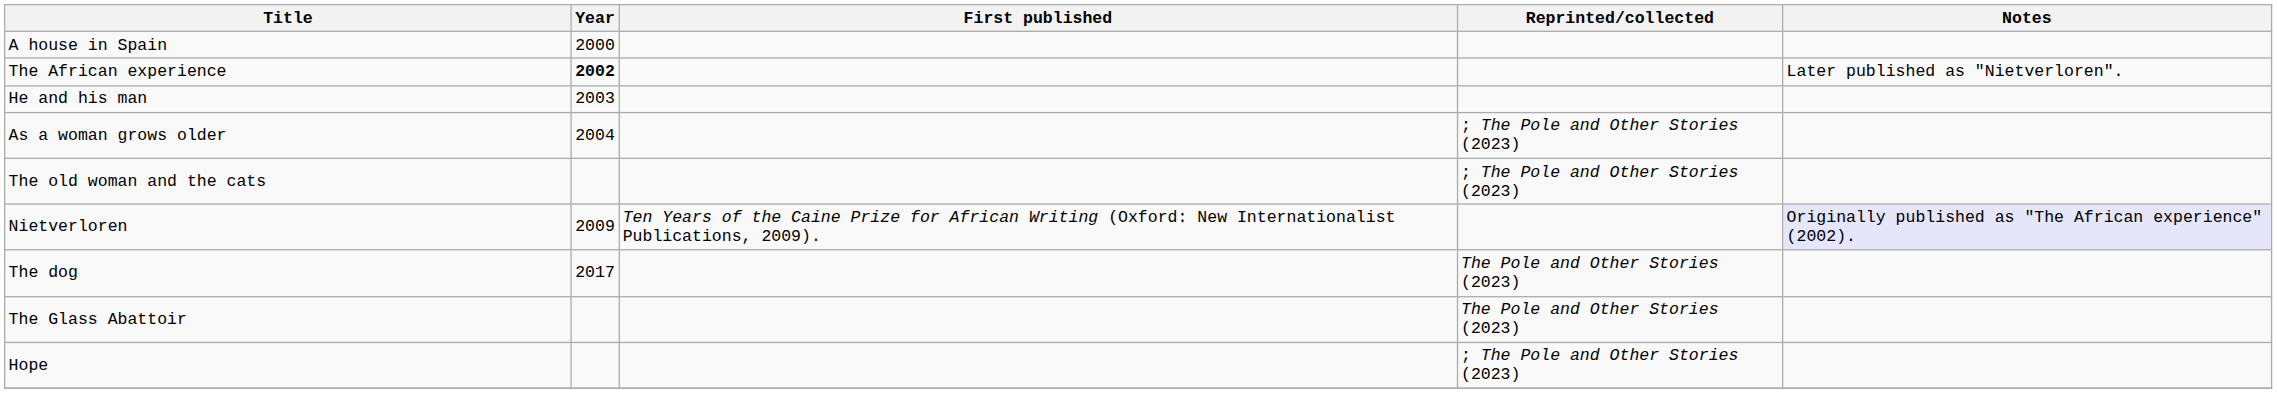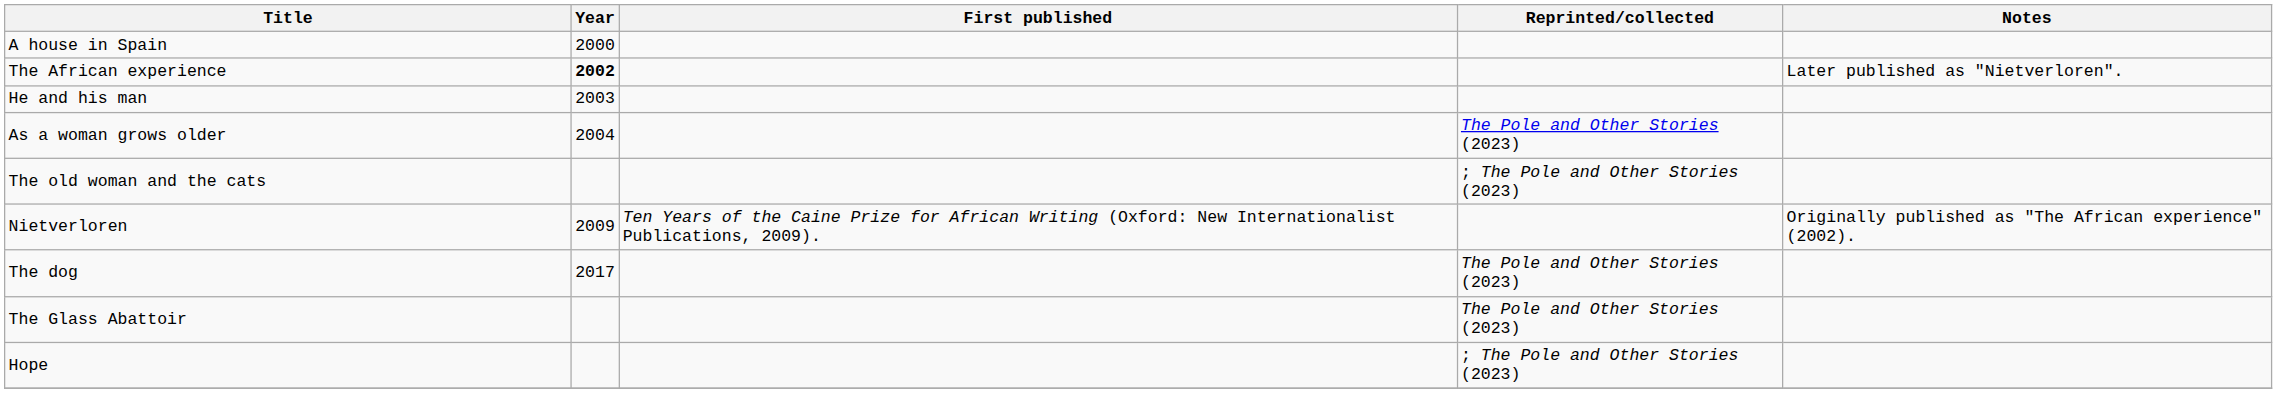(1600, 135) ; The Pole and Other Stories (2023) -> (1590, 135) The Pole and Other Stories (2023)
(2024, 227) lavender background -> (2024, 227) no background
